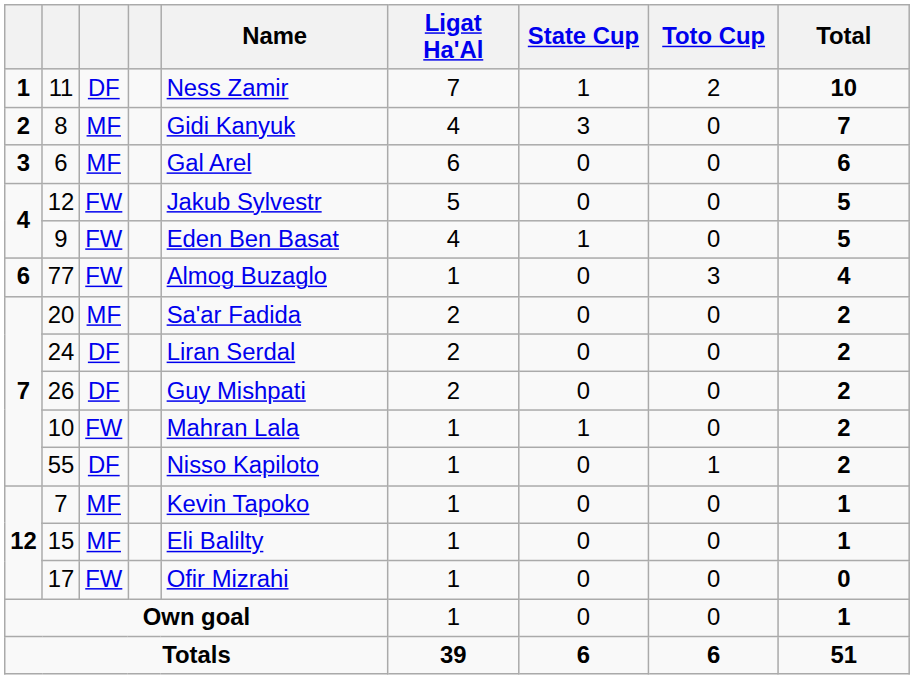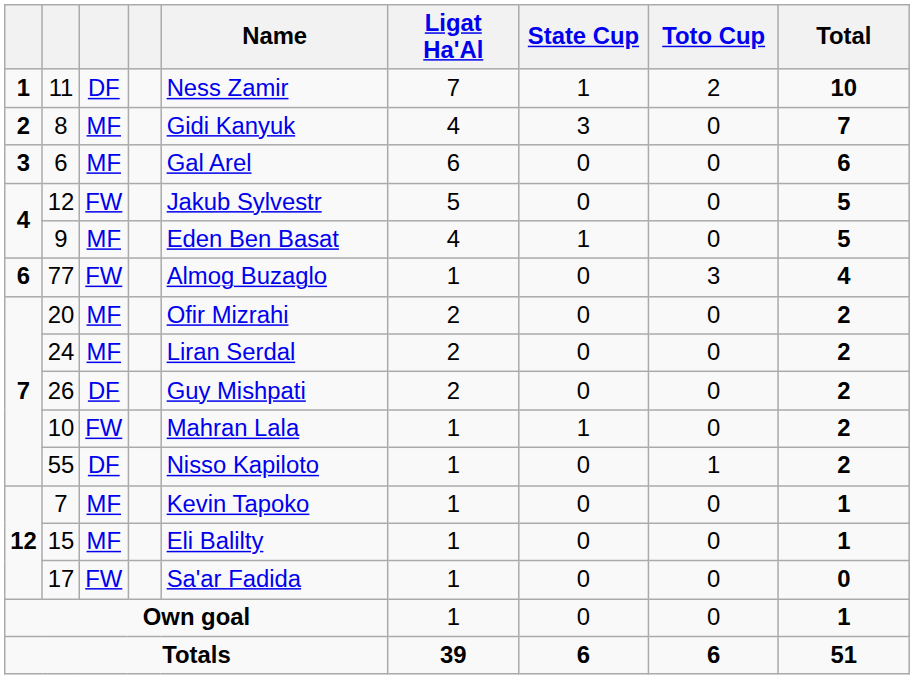(104, 239) FW -> (104, 239) MF
(234, 314) Sa'ar Fadida -> (228, 314) Ofir Mizrahi
(104, 352) DF -> (104, 352) MF
(228, 579) Ofir Mizrahi -> (234, 579) Sa'ar Fadida
